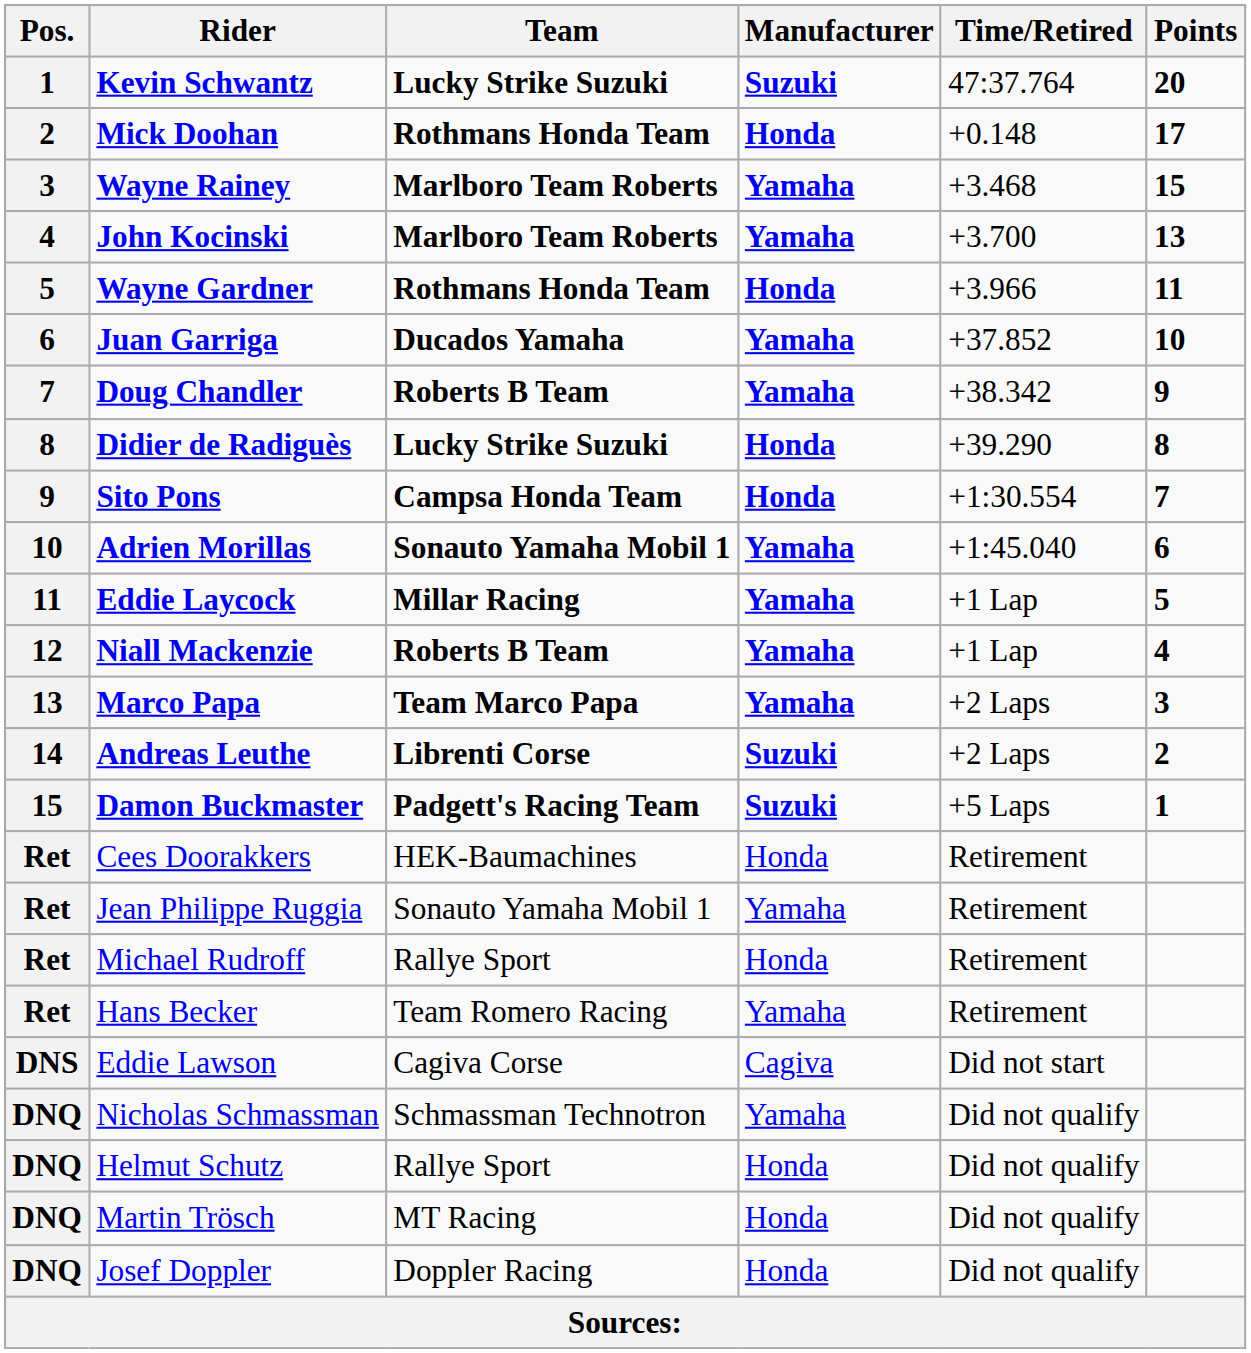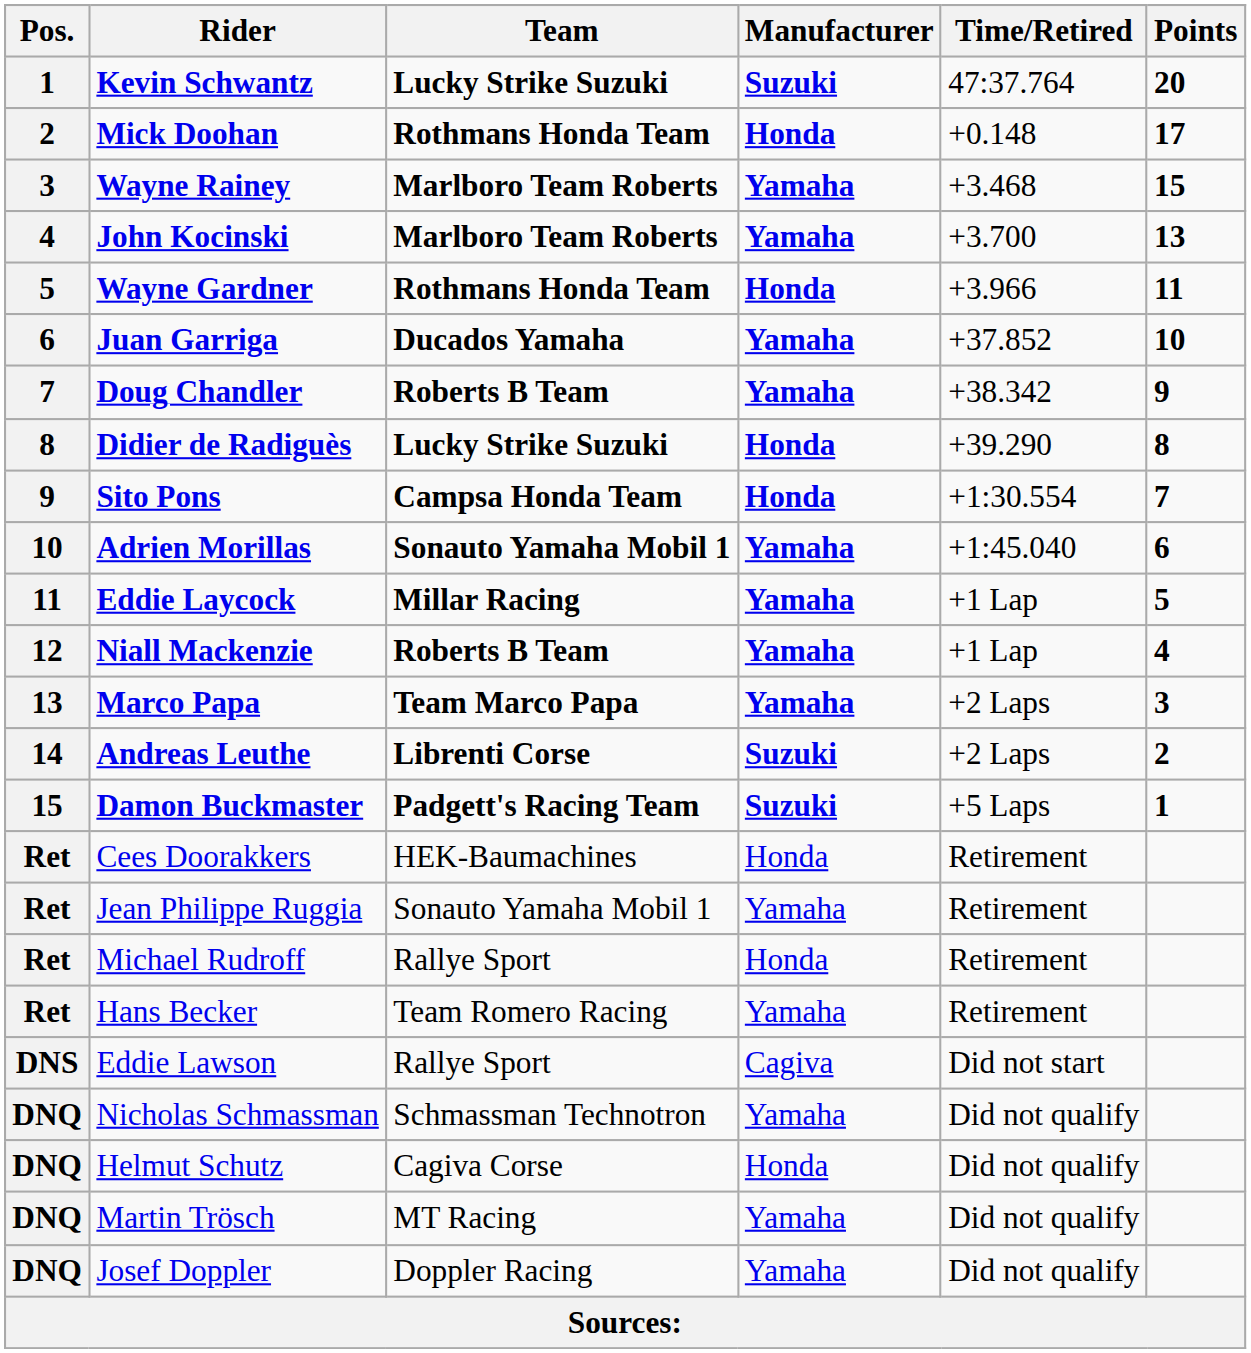(478, 1063) Cagiva Corse -> (472, 1063) Rallye Sport
(472, 1166) Rallye Sport -> (478, 1166) Cagiva Corse
(787, 1217) Honda -> (795, 1217) Yamaha
(787, 1269) Honda -> (795, 1269) Yamaha
